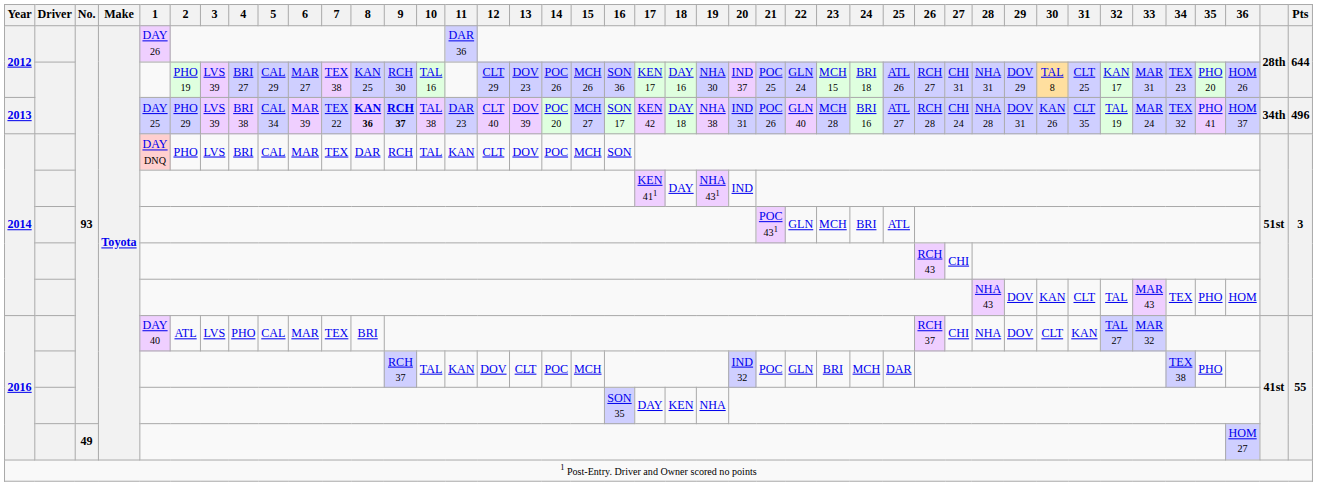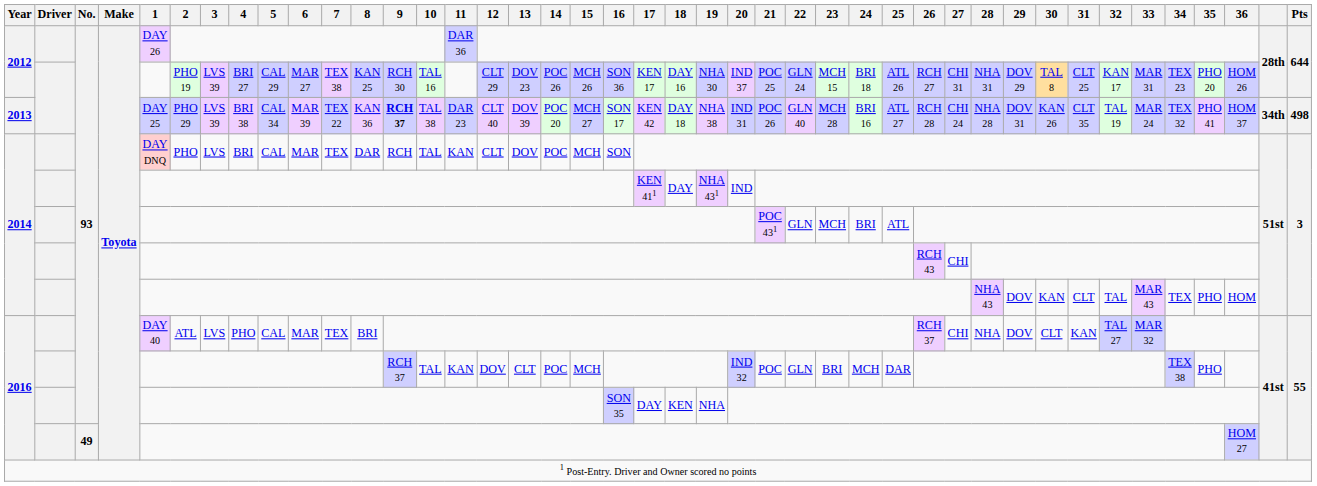(368, 115) bold -> (367, 115) normal
(1300, 115) 496 -> (1300, 115) 498
